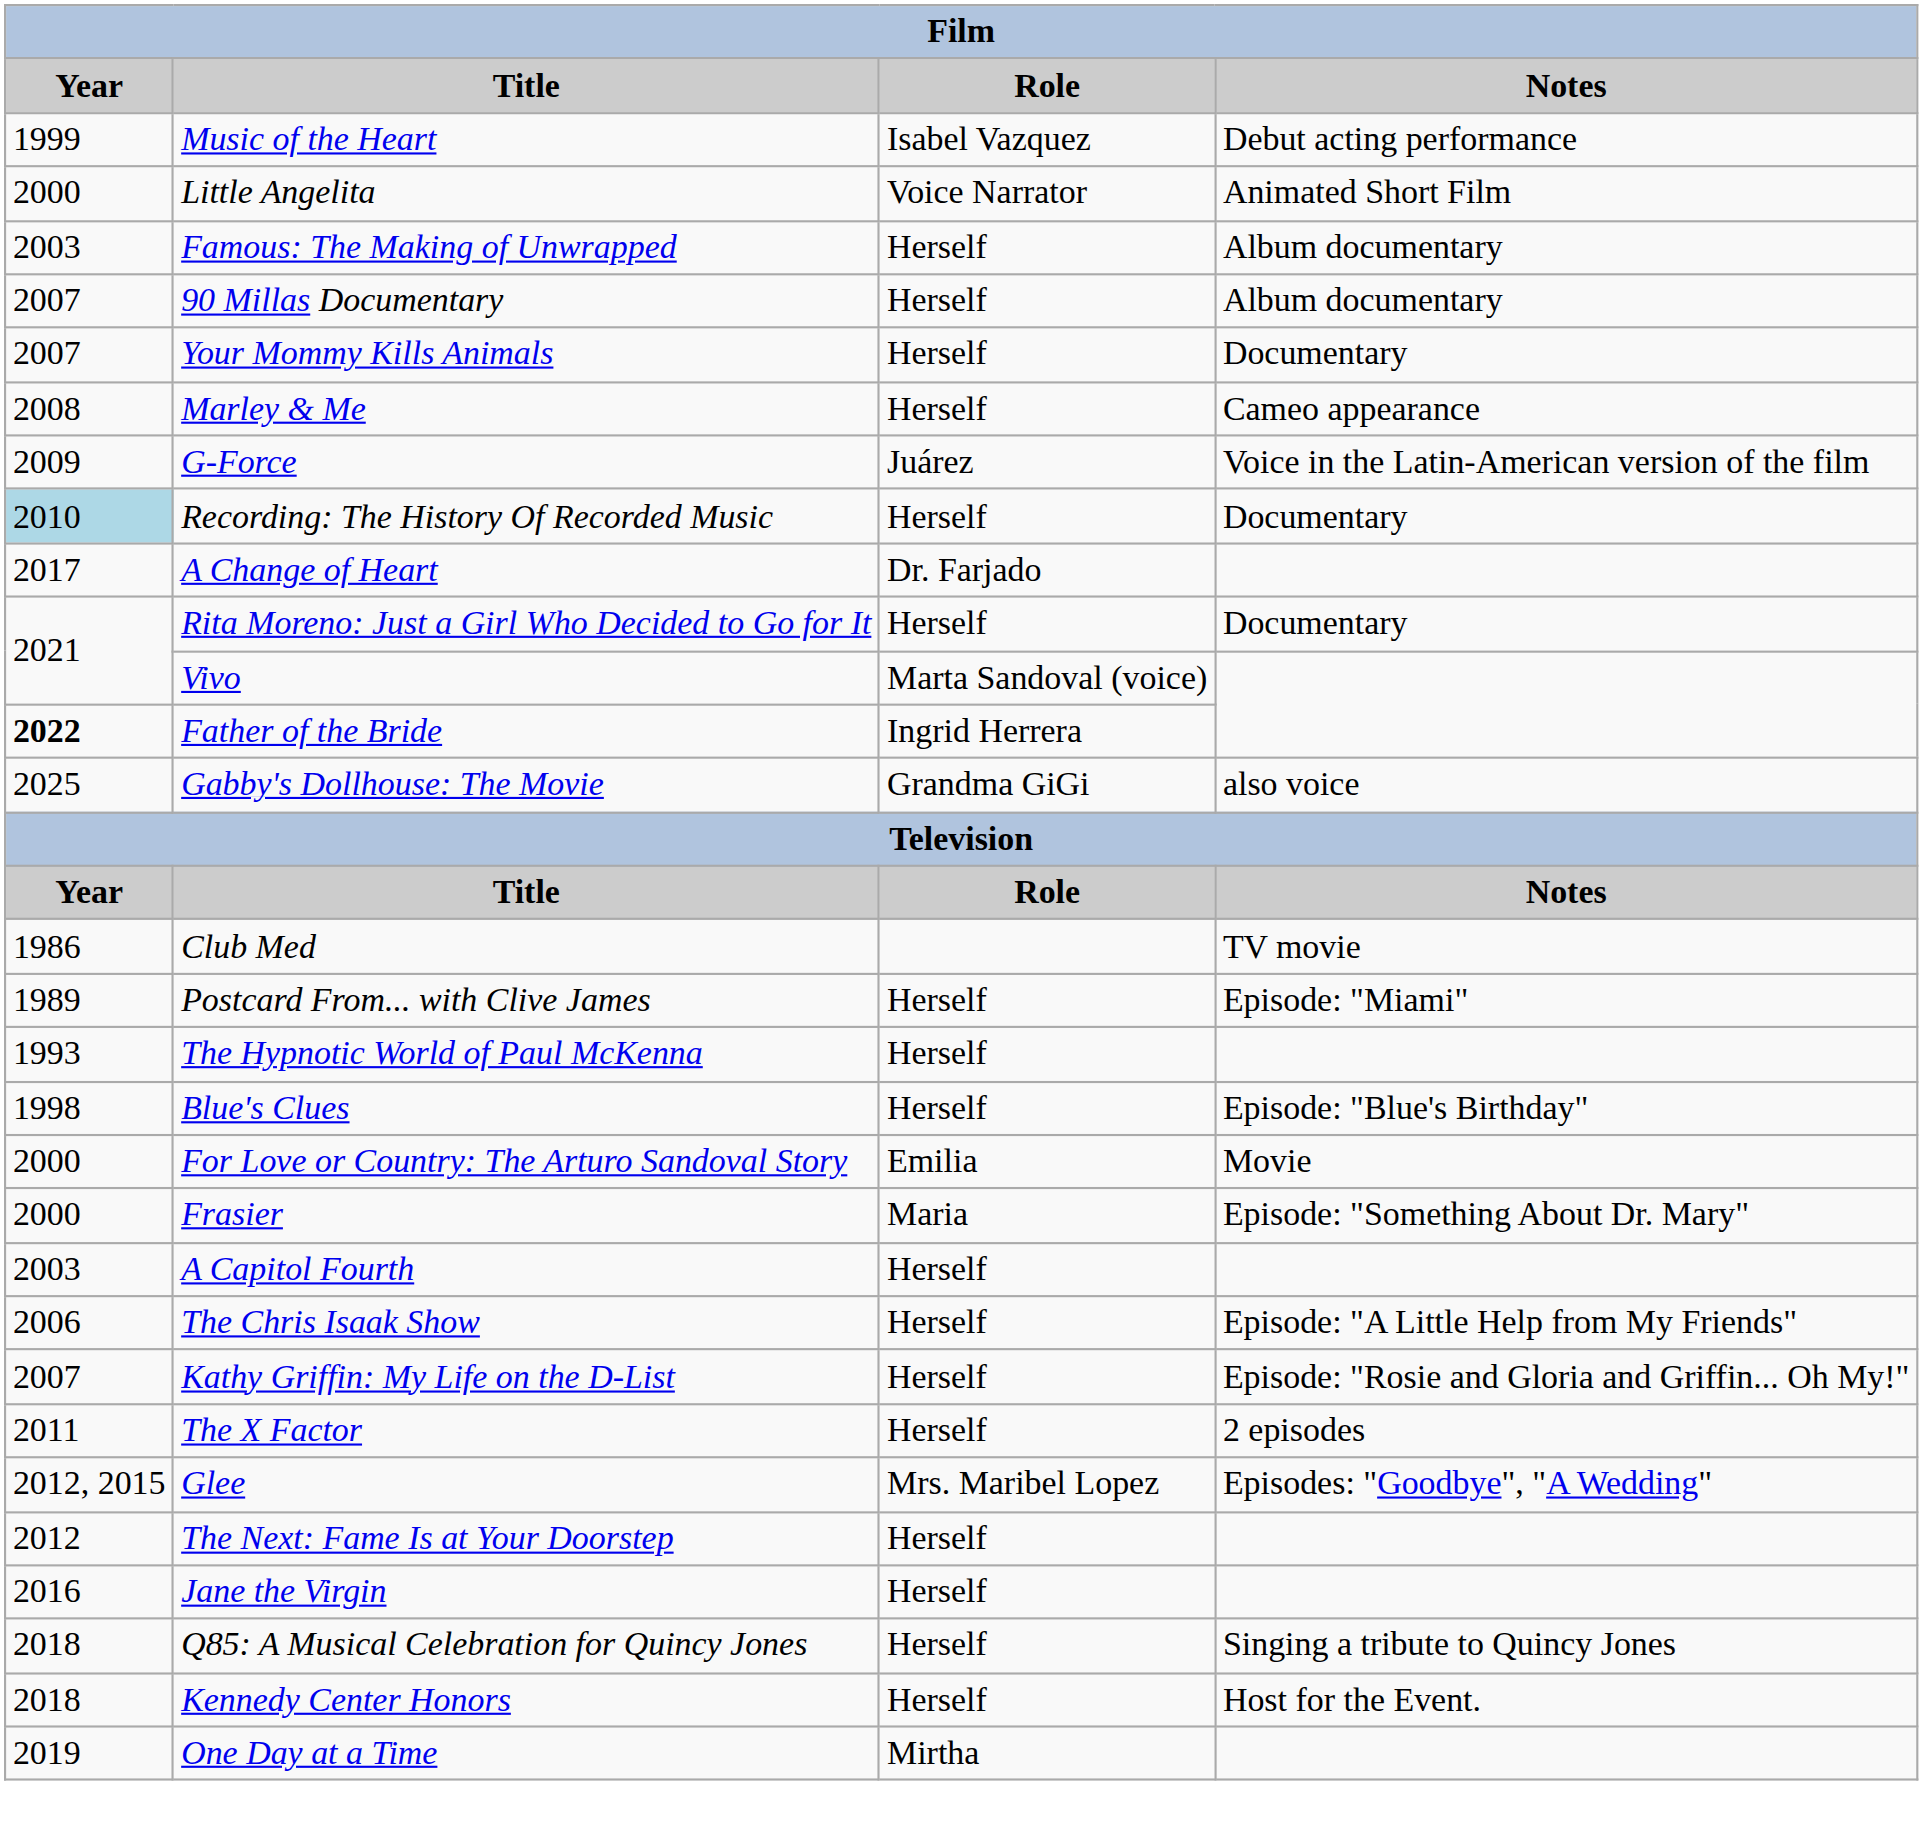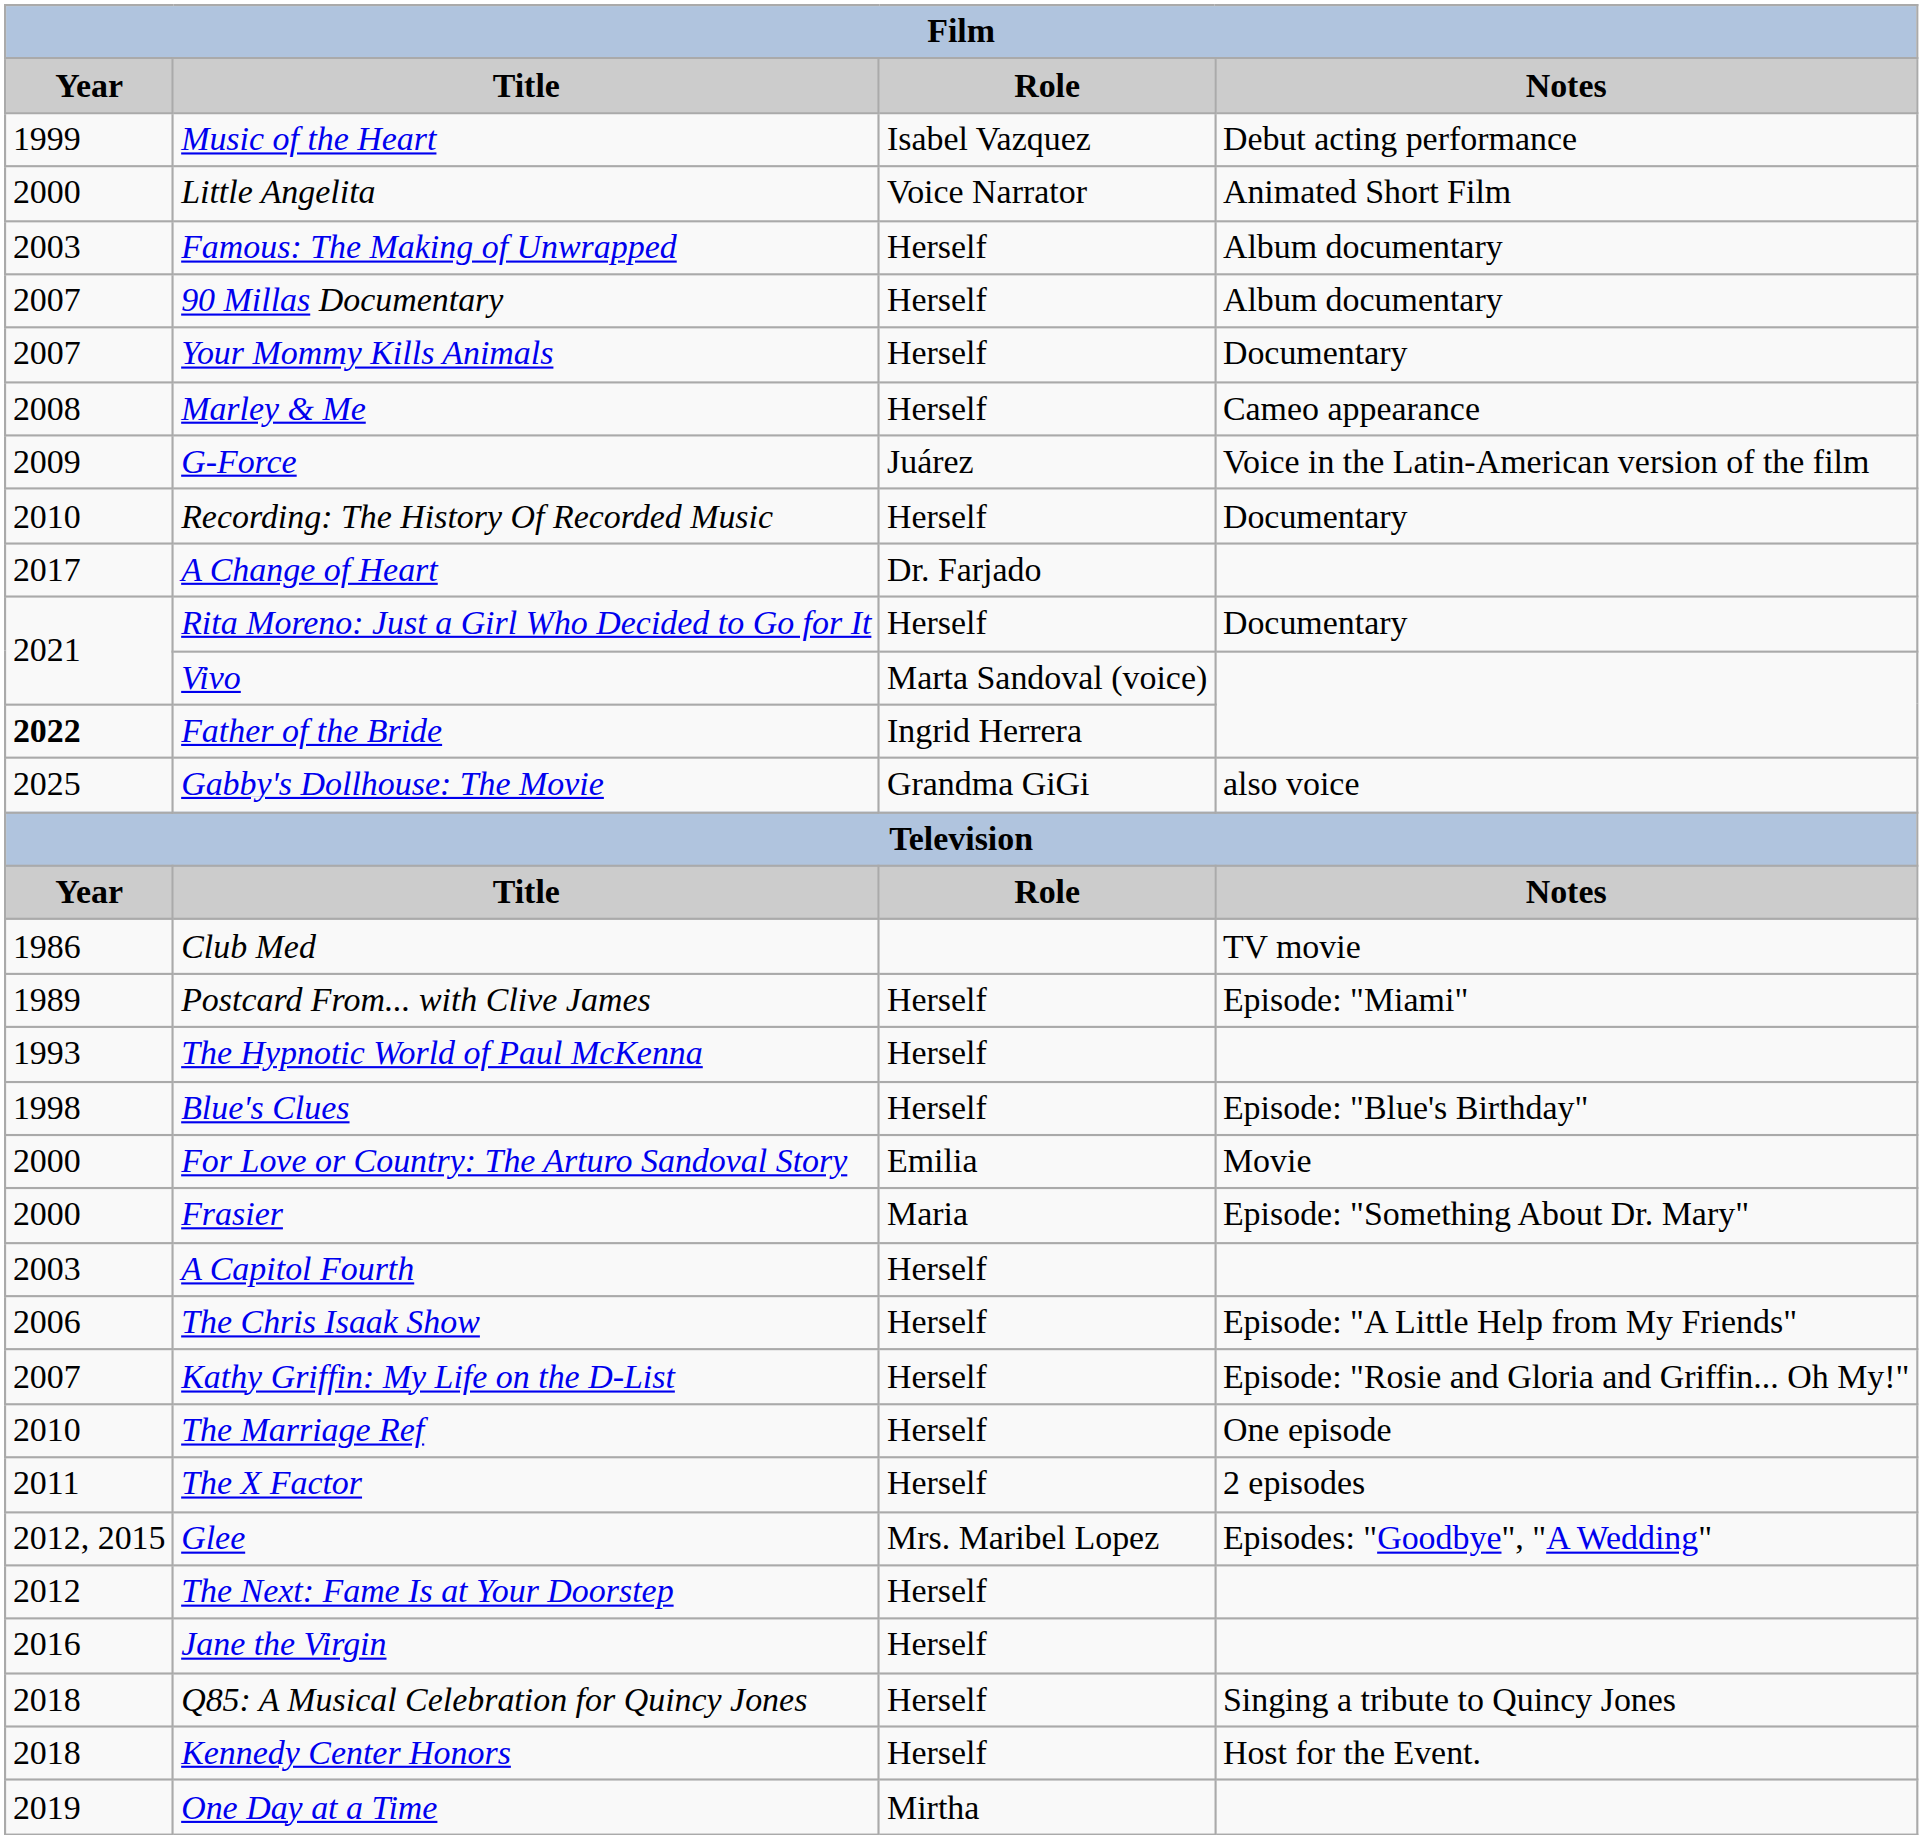(47, 515) lightblue background -> (47, 515) no background
+ row: (303, 1430)
